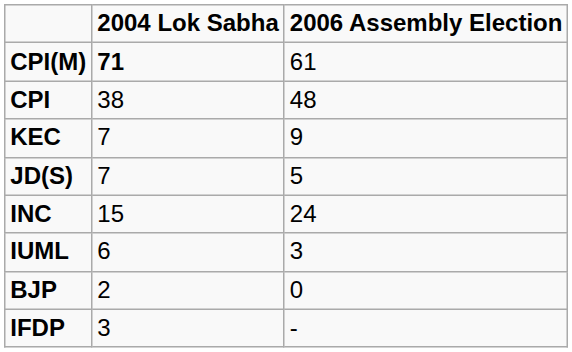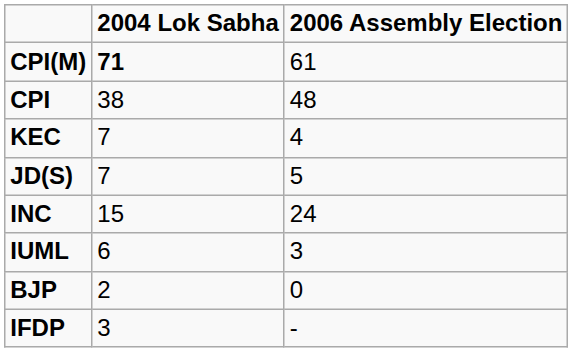(296, 137) 9 -> (296, 137) 4
